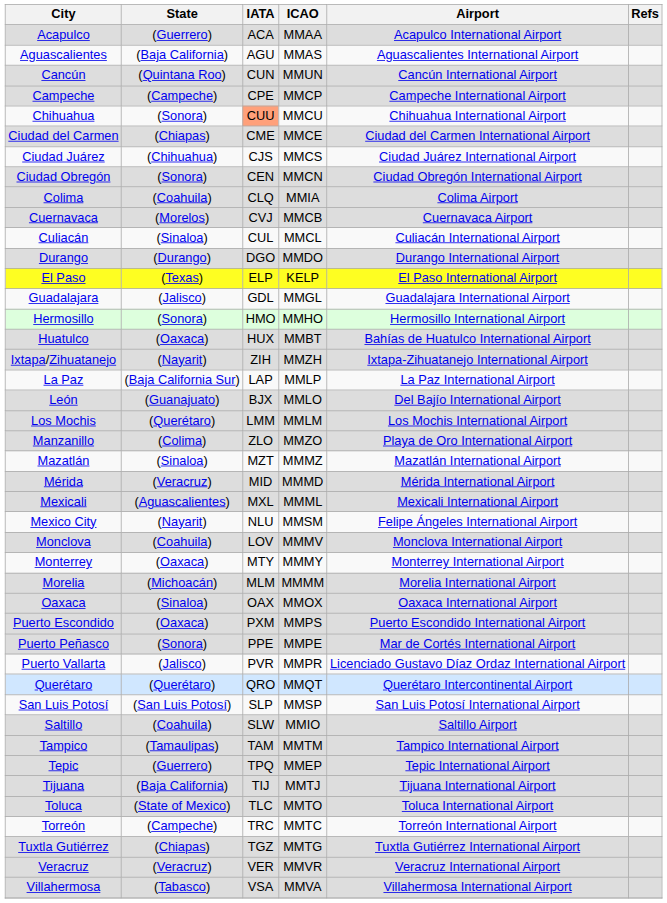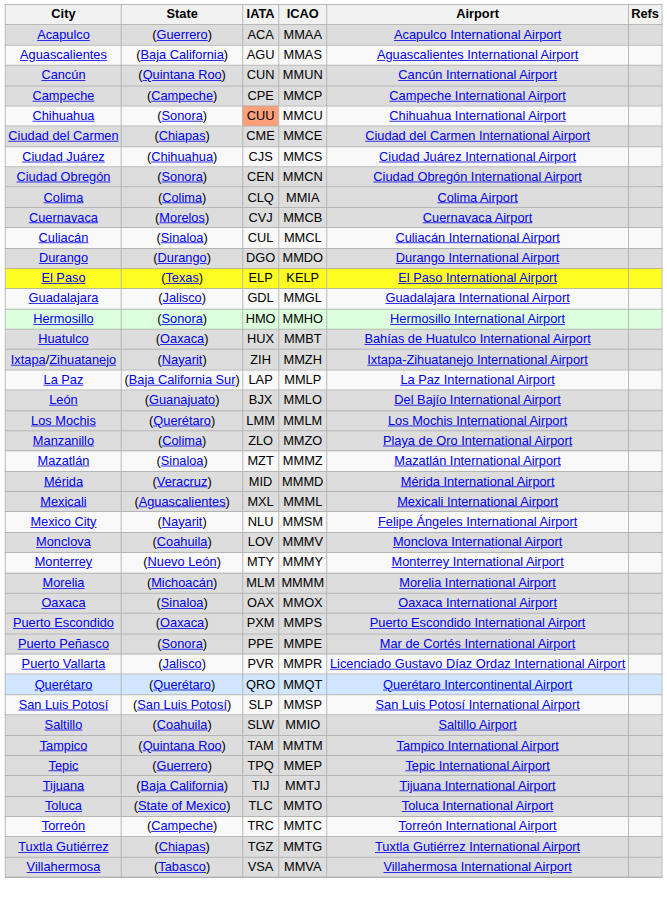(182, 197) (Coahuila) -> (182, 197) (Colima)
(182, 562) (Oaxaca) -> (182, 562) (Nuevo León)
(182, 745) (Tamaulipas) -> (182, 745) (Quintana Roo)
- row: (63, 867)
